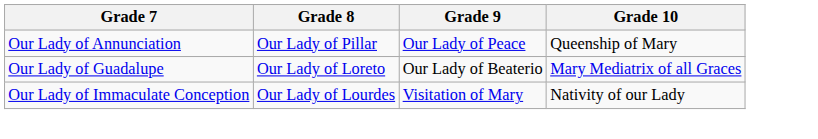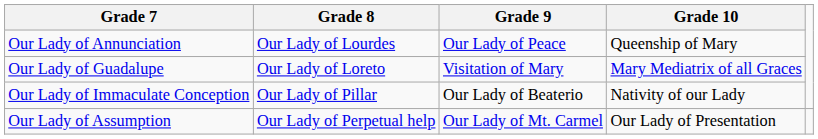(317, 43) Our Lady of Pillar -> (326, 43) Our Lady of Lourdes
(473, 69) Our Lady of Beaterio -> (503, 69) Visitation of Mary
(326, 95) Our Lady of Lourdes -> (317, 95) Our Lady of Pillar
(463, 95) Visitation of Mary -> (513, 95) Our Lady of Beaterio
+ row: (90, 120)
